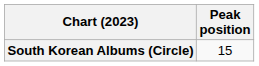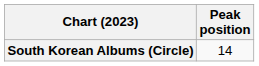(225, 50) 15 -> (225, 50) 14
